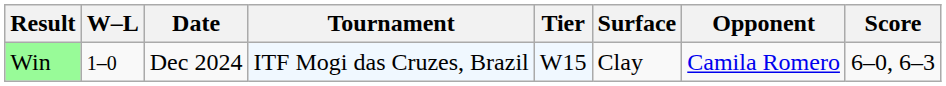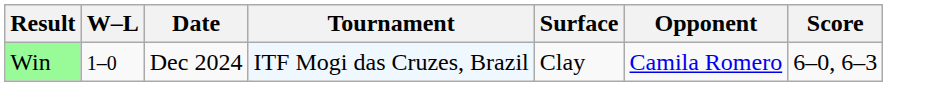- column: (563, 23)
